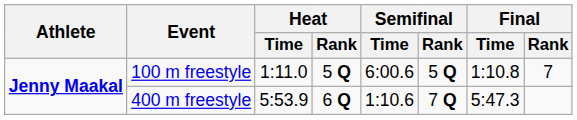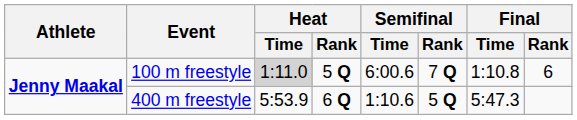(284, 73) no background -> (284, 73) lightgrey background
(442, 73) 5 Q -> (442, 73) 7 Q
(548, 73) 7 -> (548, 73) 6
(442, 101) 7 Q -> (442, 101) 5 Q
